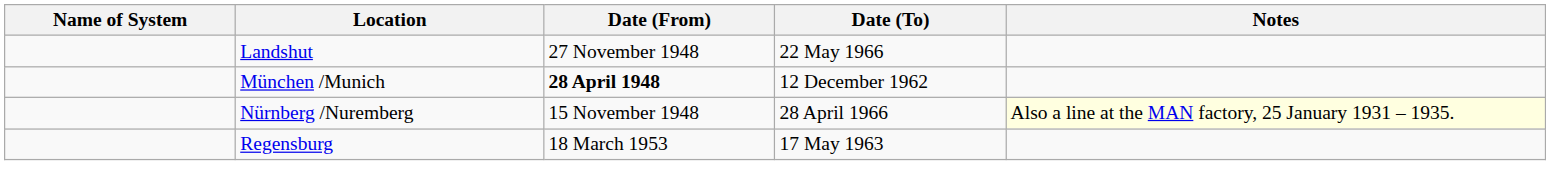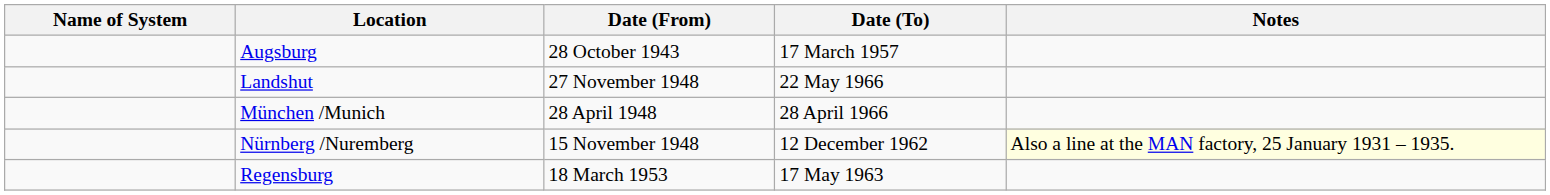+ row: (279, 50)
(604, 81) bold -> (603, 112) normal
(854, 81) 12 December 1962 -> (834, 112) 28 April 1966
(834, 112) 28 April 1966 -> (854, 143) 12 December 1962
